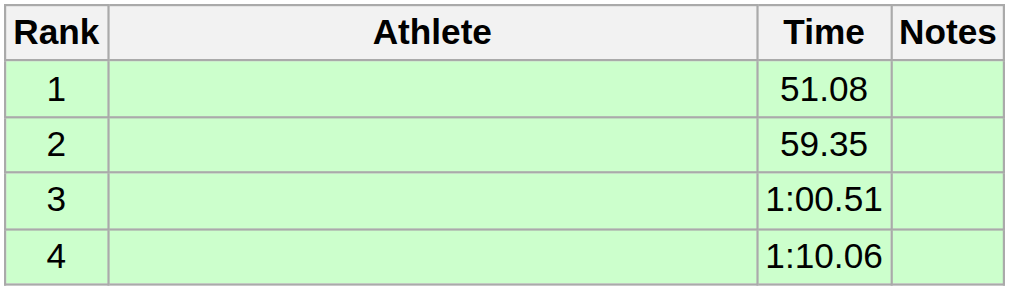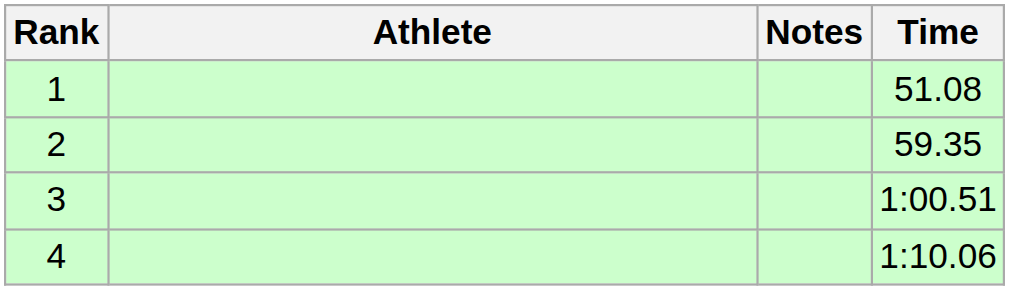columns swapped: (824, 32) <-> (948, 32)
